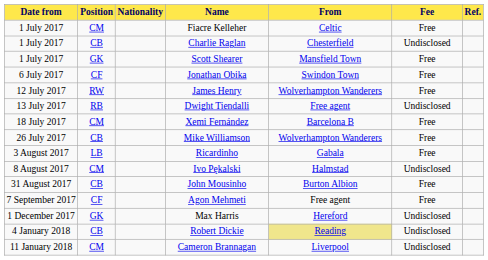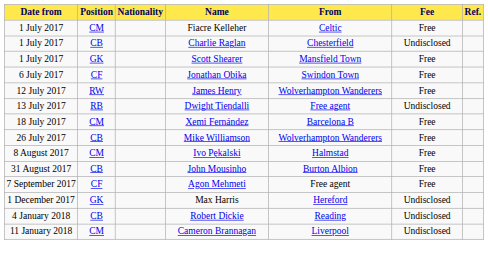- row: (217, 153)
(427, 169) Undisclosed -> (427, 153) Free
(330, 232) khaki background -> (330, 216) no background
